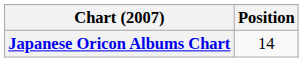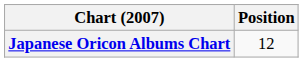(266, 43) 14 -> (266, 43) 12
